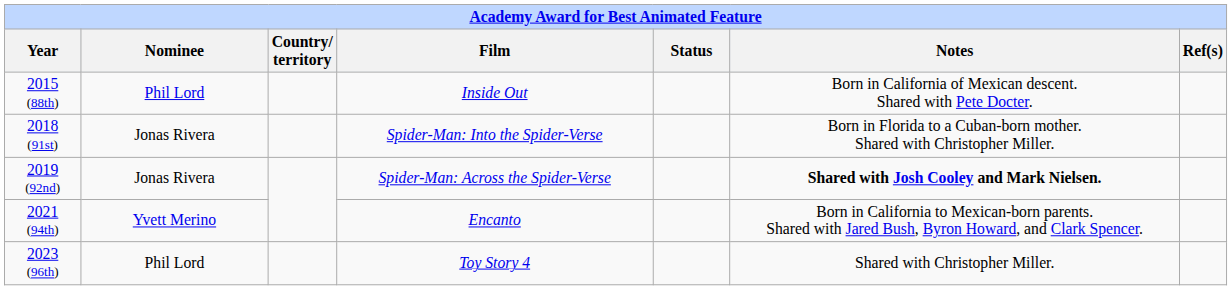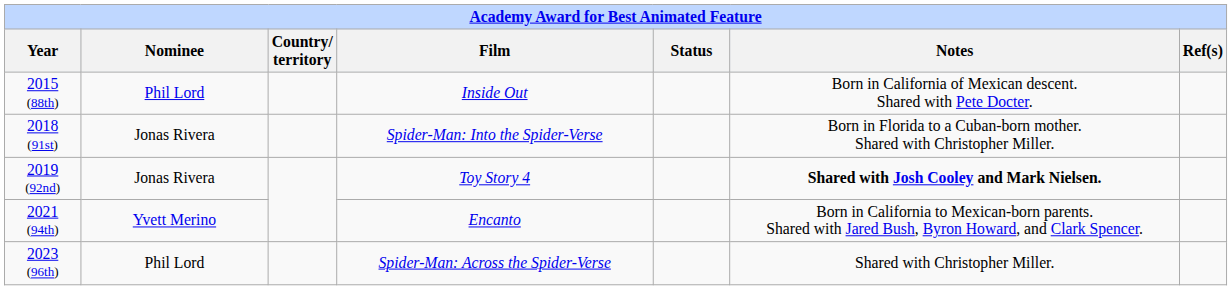(495, 178) Spider-Man: Across the Spider-Verse -> (495, 178) Toy Story 4
(495, 263) Toy Story 4 -> (495, 263) Spider-Man: Across the Spider-Verse
